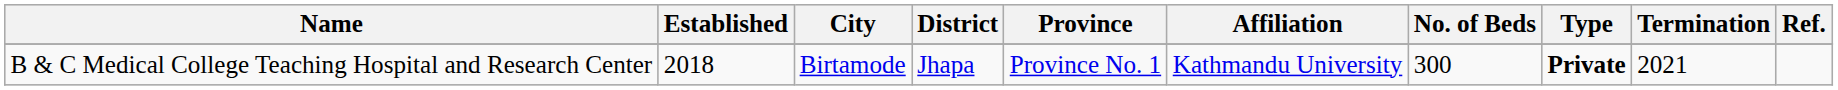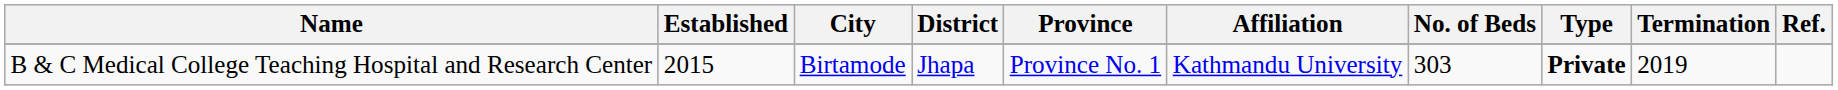(689, 64) 2018 -> (689, 64) 2015
(1433, 64) 300 -> (1433, 64) 303
(1662, 64) 2021 -> (1662, 64) 2019
